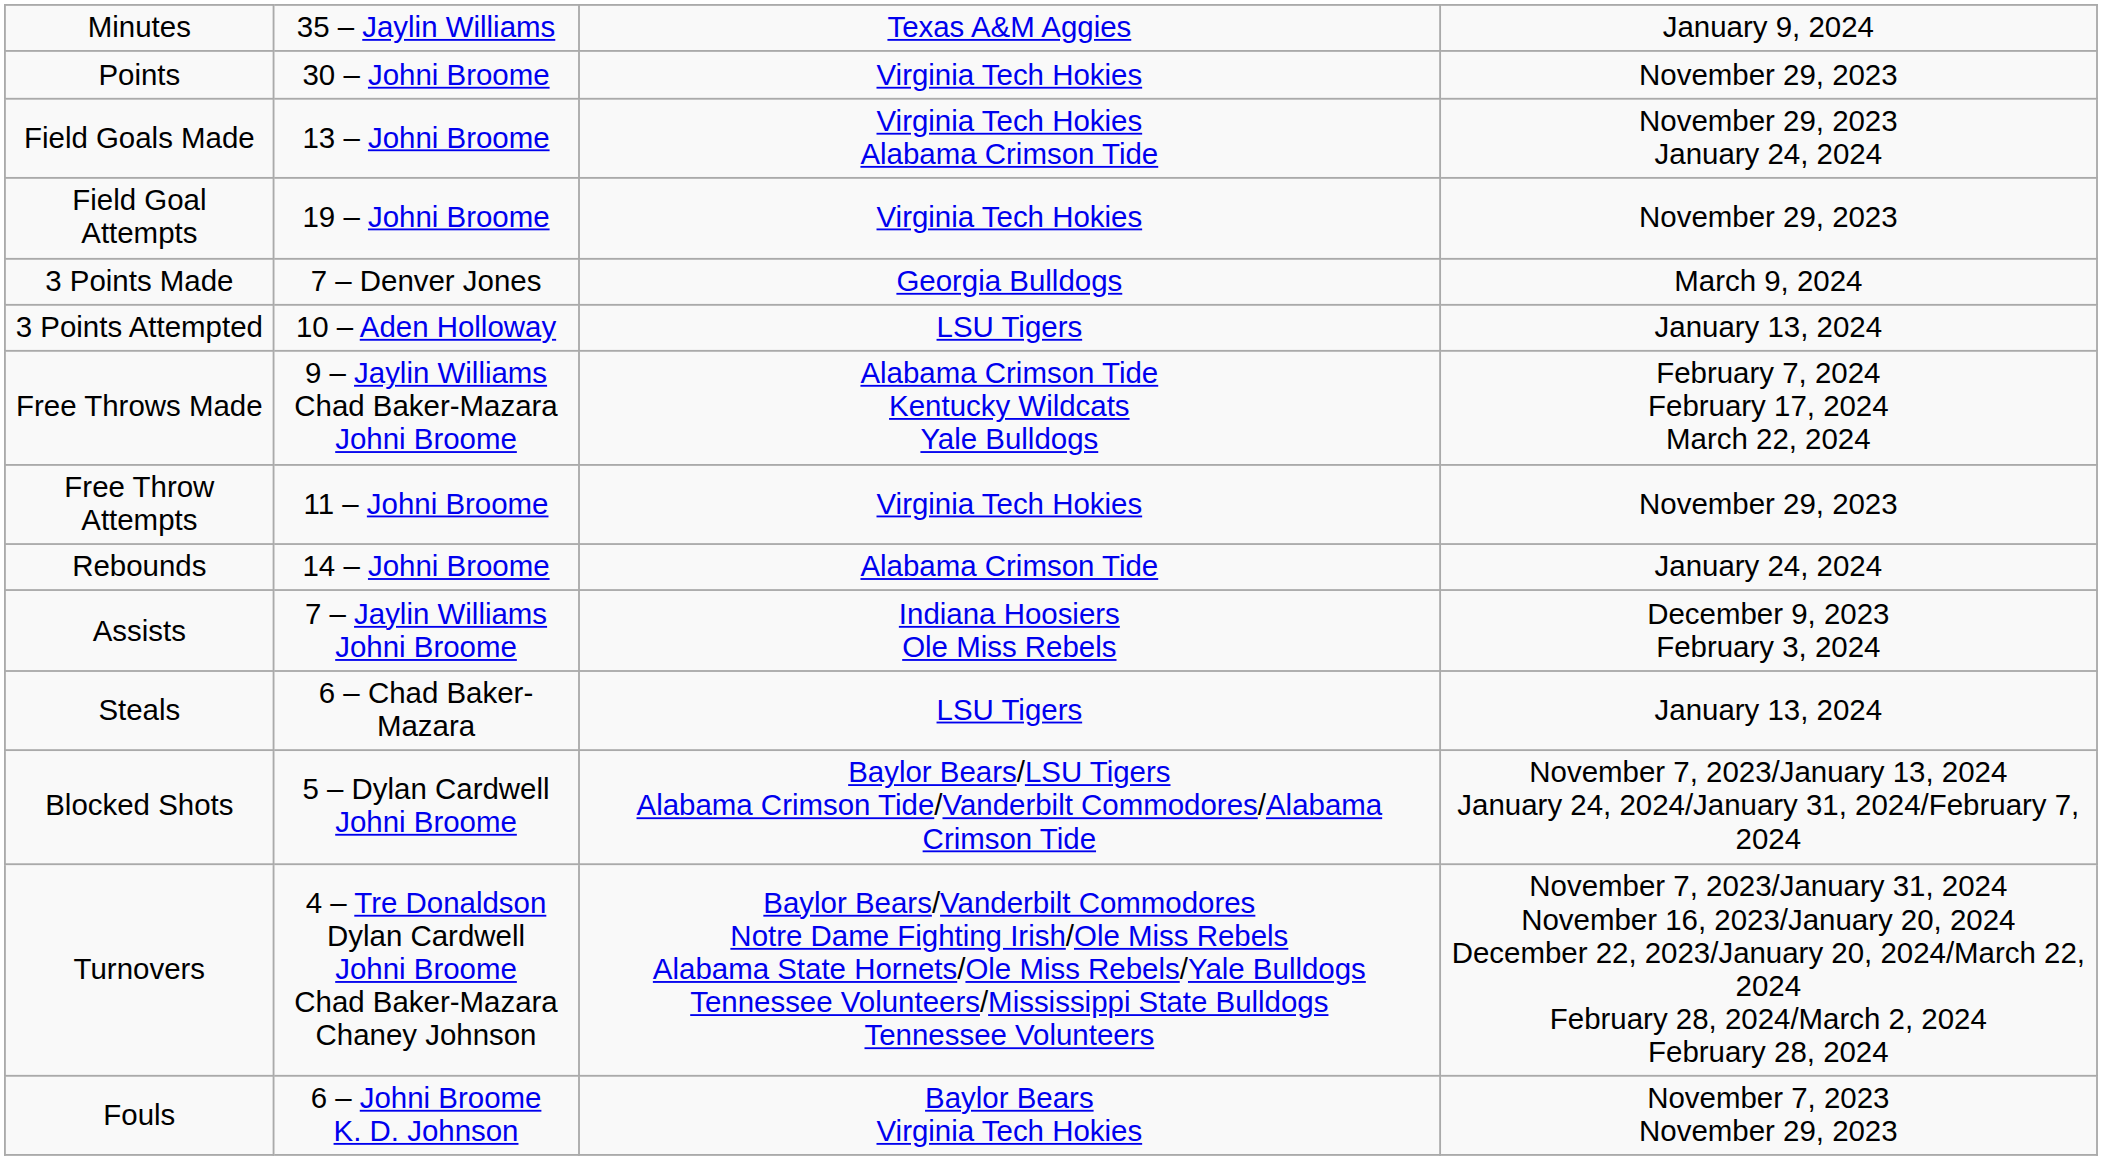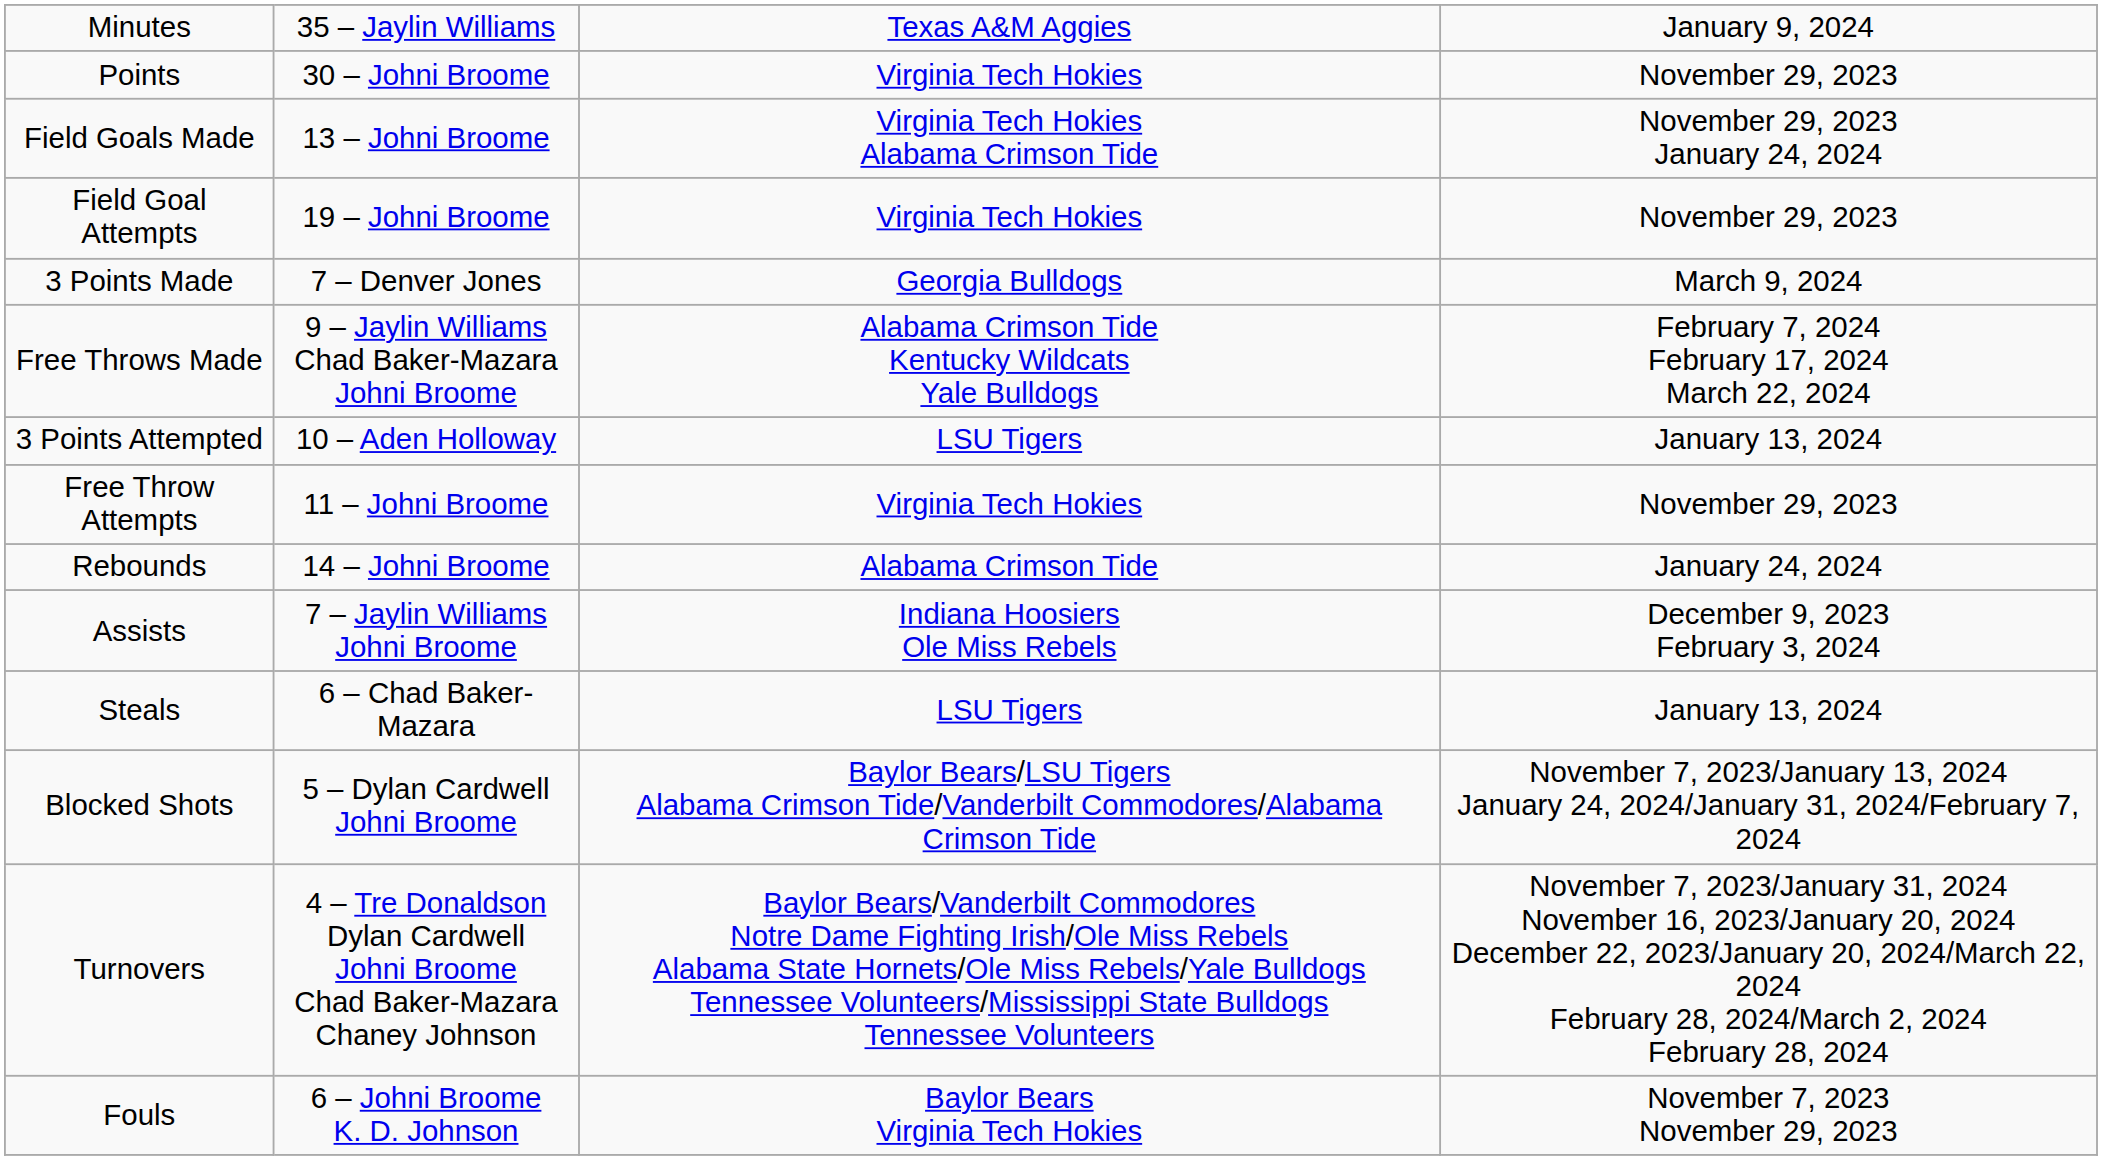rows swapped: (139, 327) <-> (139, 407)
